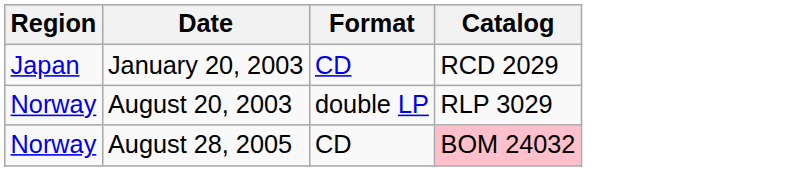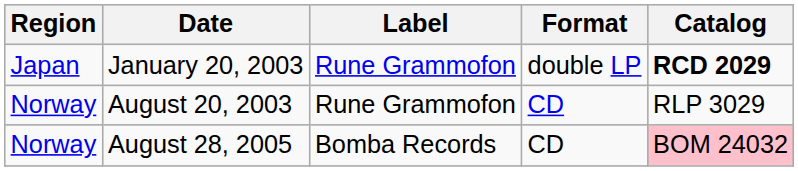+ column: (415, 24)
(333, 64) CD -> (585, 64) double LP
(500, 64) normal -> (712, 64) bold
(372, 104) double LP -> (546, 104) CD
